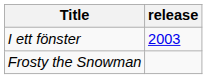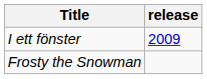(164, 39) 2003 -> (164, 39) 2009
